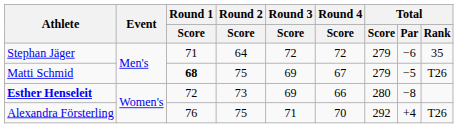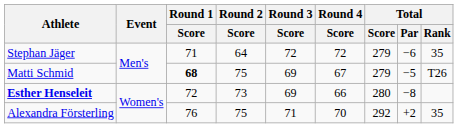(409, 113) +4 -> (409, 113) +2
(437, 113) T26 -> (437, 113) 35
